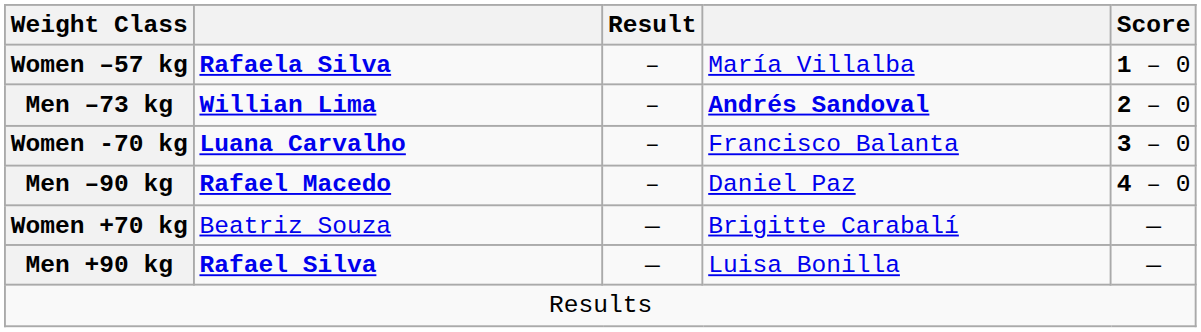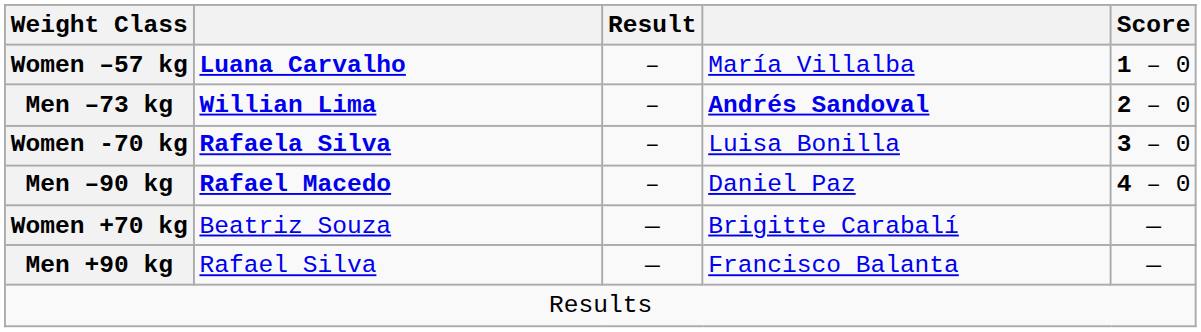(295, 65) Rafaela Silva -> (303, 65) Luana Carvalho
(303, 145) Luana Carvalho -> (295, 145) Rafaela Silva
(834, 145) Francisco Balanta -> (804, 145) Luisa Bonilla
(288, 265) bold -> (288, 265) normal
(804, 265) Luisa Bonilla -> (834, 265) Francisco Balanta
